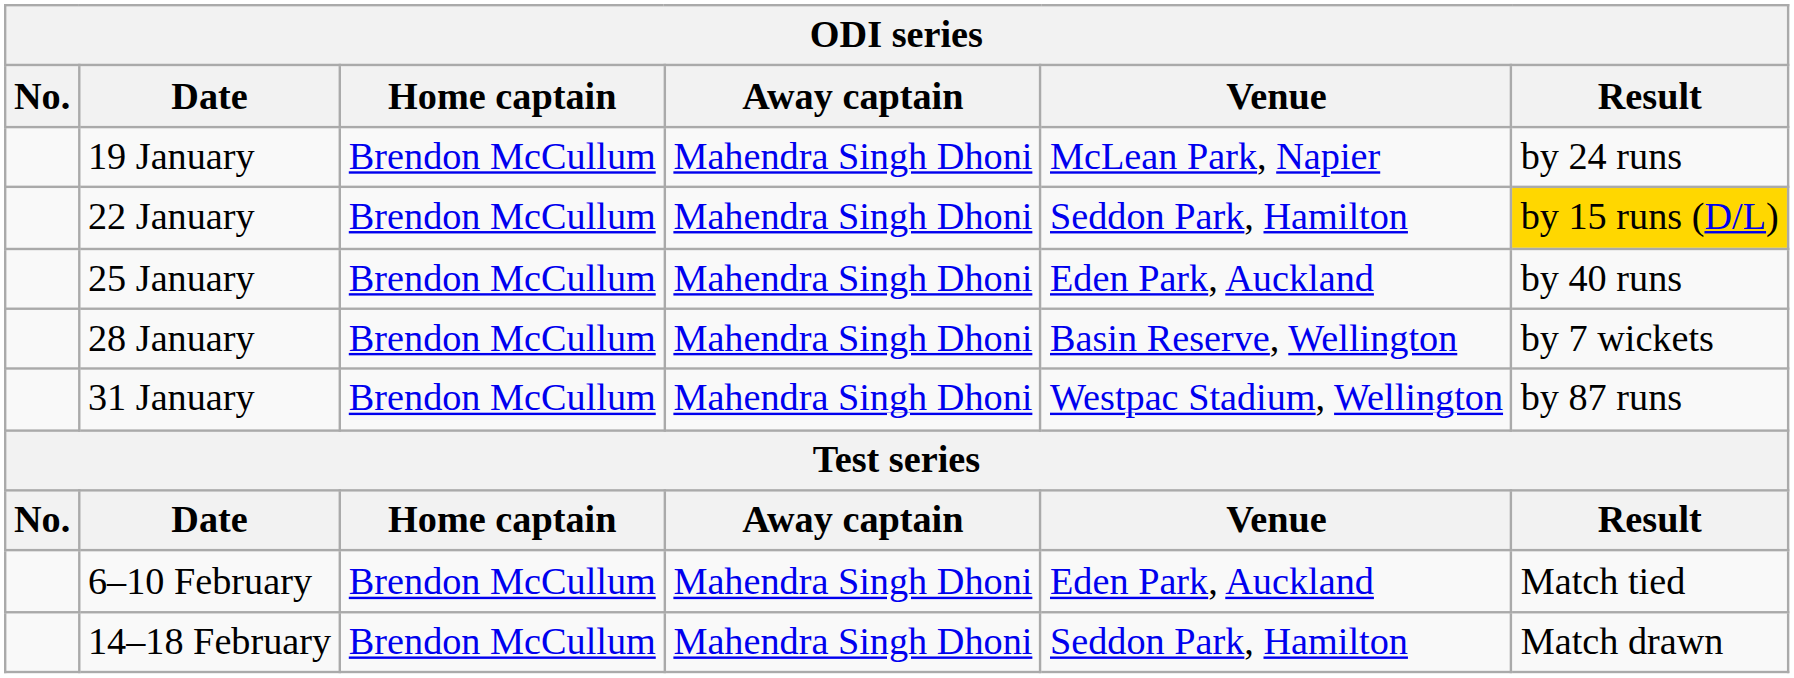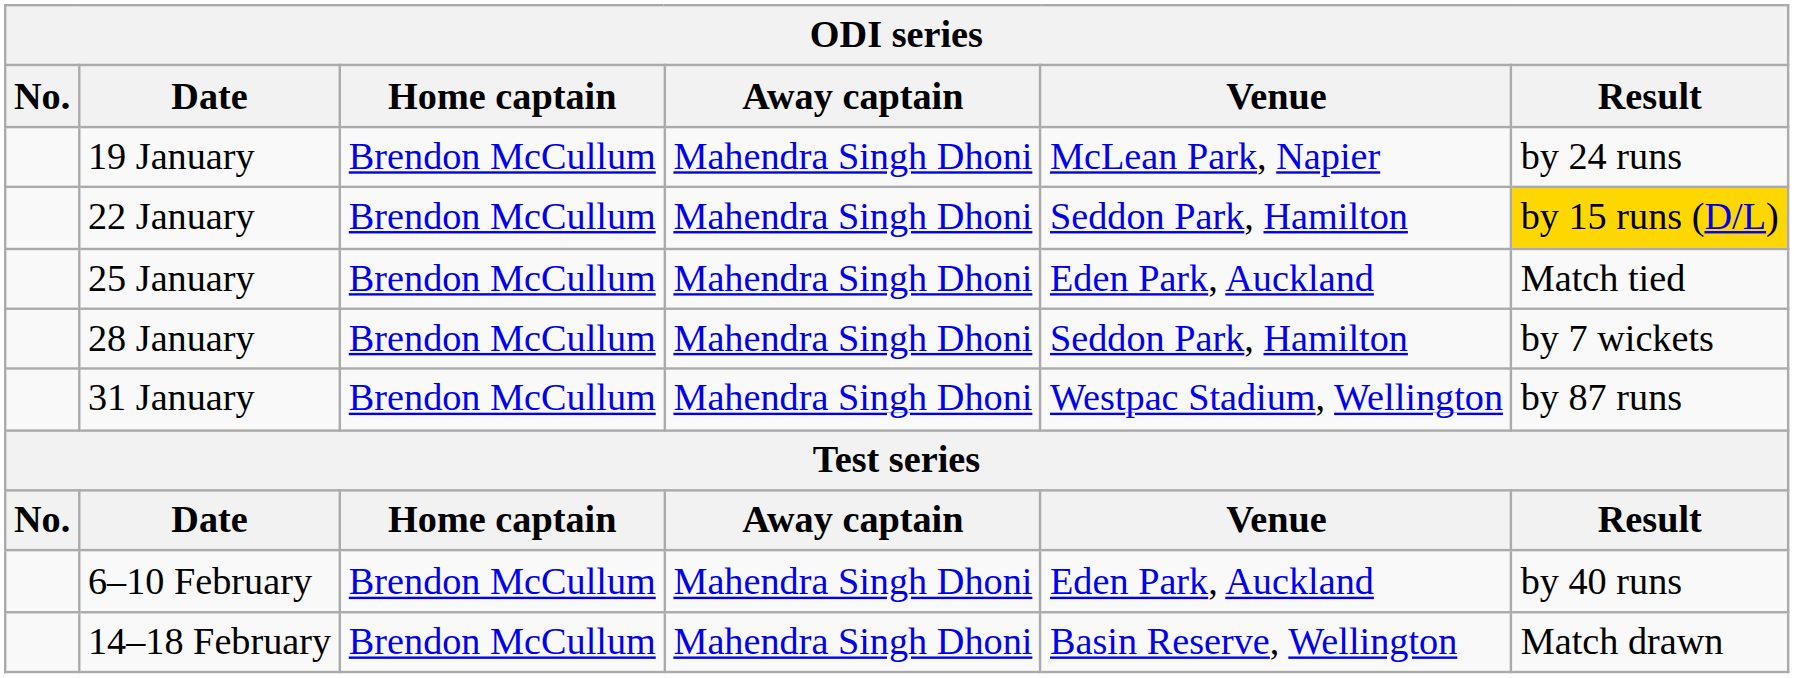(1601, 277) by 40 runs -> (1603, 277) Match tied
(1254, 338) Basin Reserve, Wellington -> (1229, 338) Seddon Park, Hamilton
(1603, 580) Match tied -> (1601, 580) by 40 runs
(1229, 641) Seddon Park, Hamilton -> (1254, 641) Basin Reserve, Wellington
